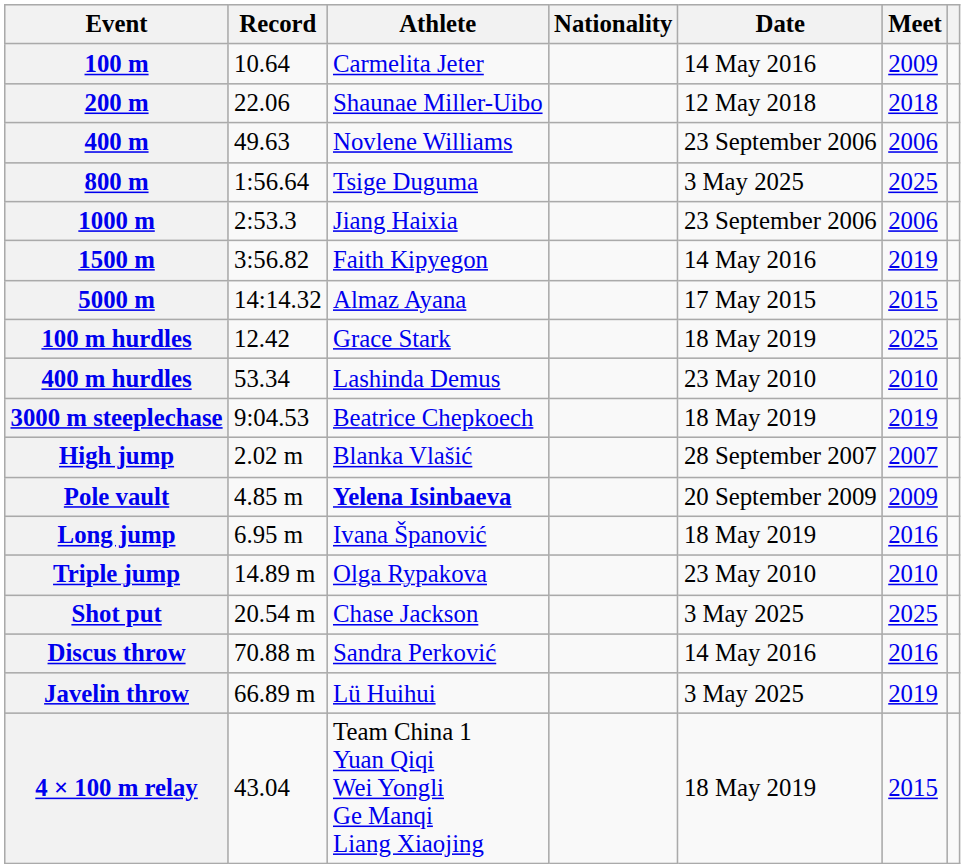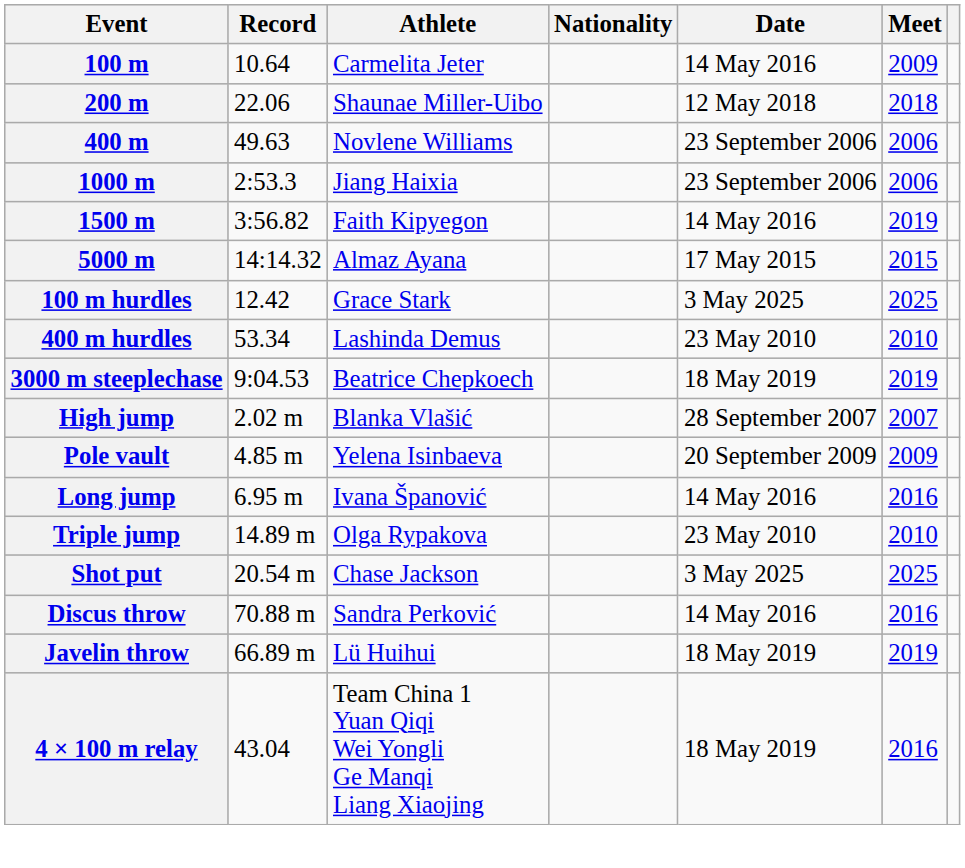- row: (117, 181)
(750, 338) 18 May 2019 -> (744, 299) 3 May 2025
(422, 496) bold -> (417, 456) normal
(750, 535) 18 May 2019 -> (750, 496) 14 May 2016
(744, 692) 3 May 2025 -> (750, 653) 18 May 2019
(913, 787) 2015 -> (913, 748) 2016
